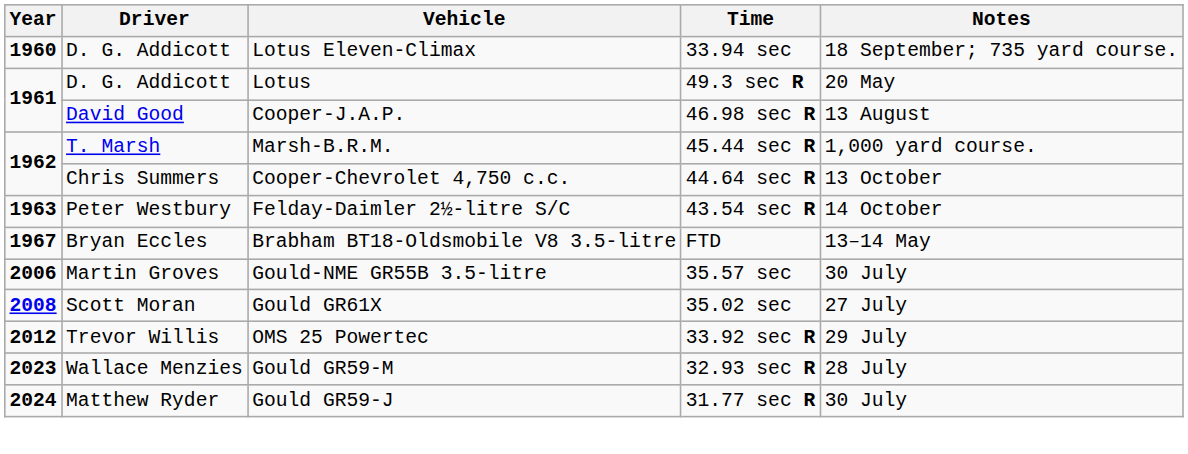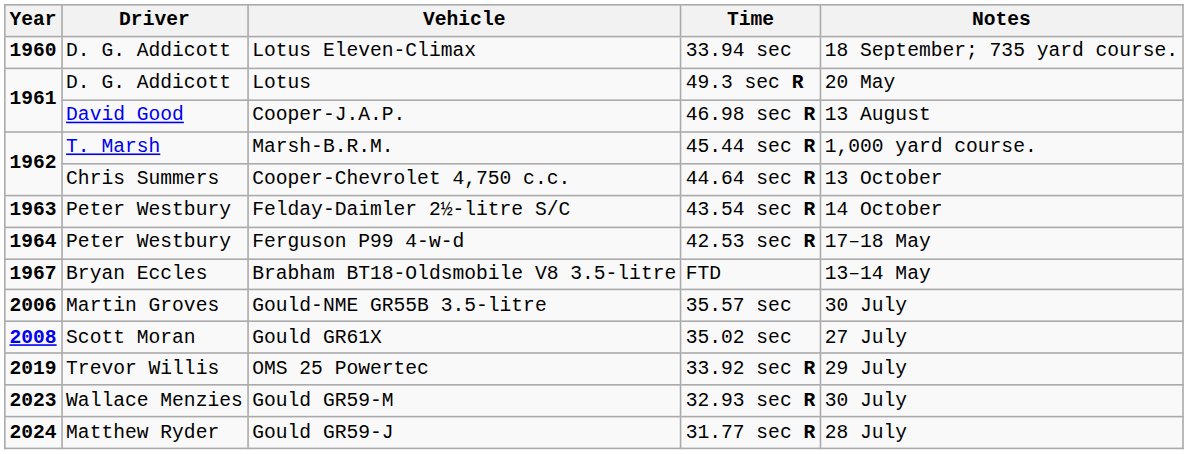+ row: (358, 243)
(33, 338) 2012 -> (33, 370) 2019
(866, 370) 28 July -> (866, 401) 30 July
(866, 401) 30 July -> (866, 433) 28 July
